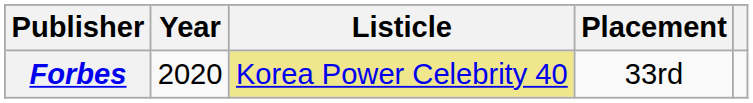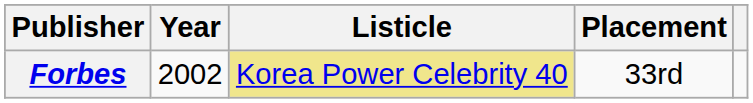(190, 73) 2020 -> (190, 73) 2002
